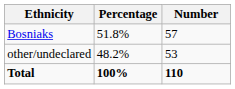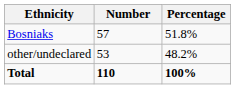columns swapped: (196, 14) <-> (128, 14)
